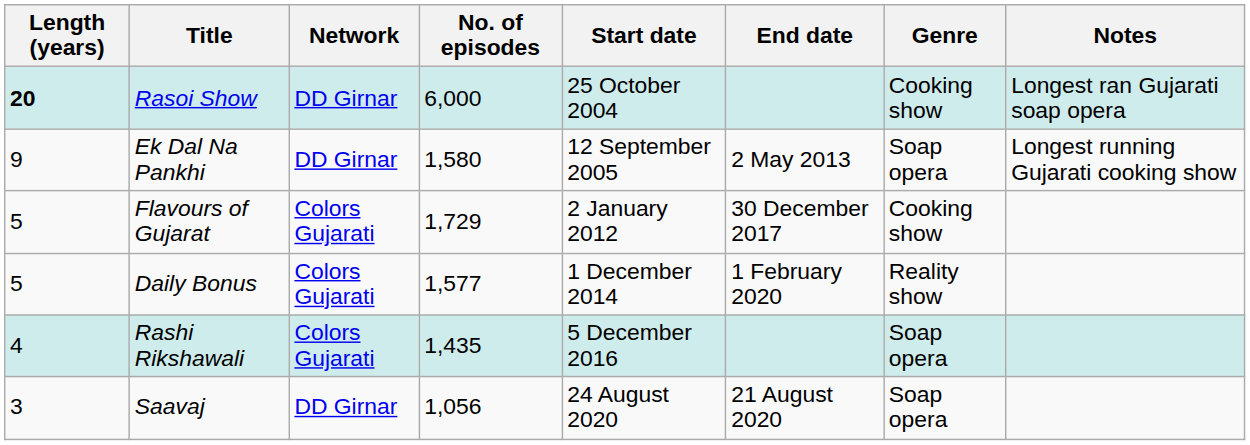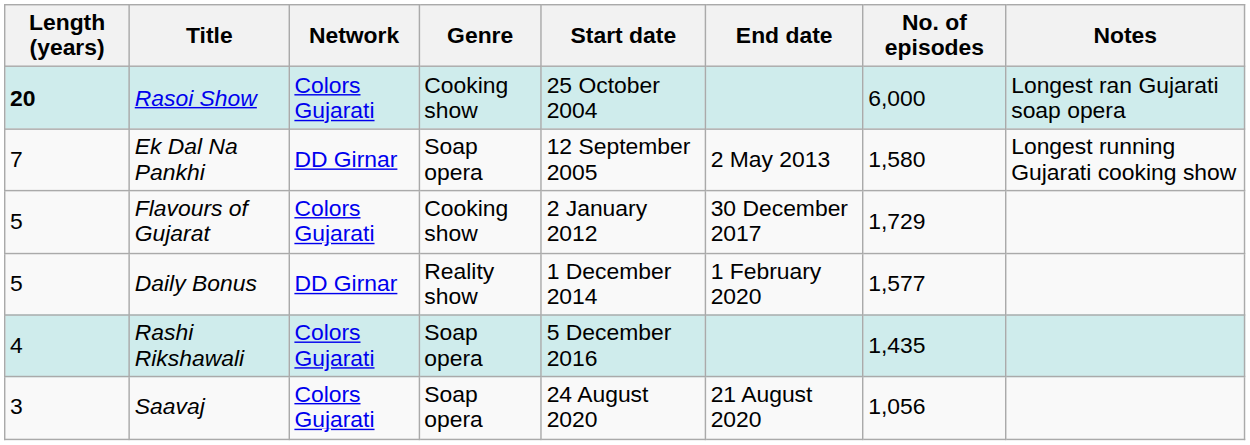columns swapped: (945, 35) <-> (490, 35)
(346, 97) DD Girnar -> (334, 97) Colors Gujarati
(16, 159) 9 -> (16, 159) 7
(334, 283) Colors Gujarati -> (346, 283) DD Girnar
(346, 407) DD Girnar -> (334, 407) Colors Gujarati
